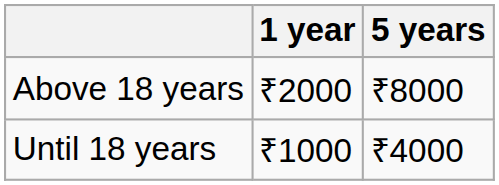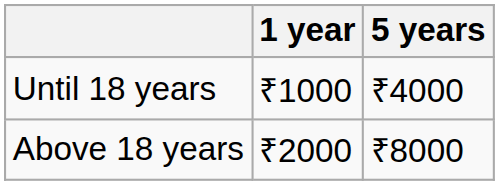rows swapped: (114, 148) <-> (128, 87)
